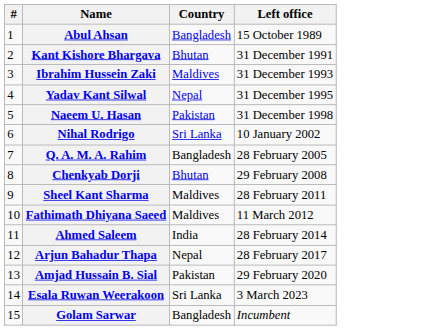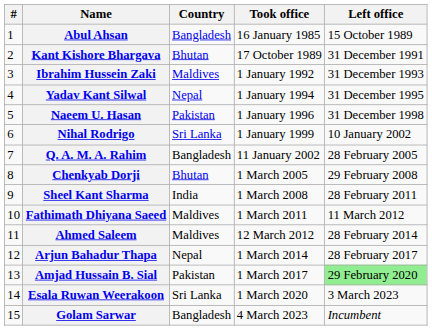+ column: (279, 14)
(196, 194) Maldives -> (185, 194) India
(185, 235) India -> (196, 235) Maldives
(282, 275) no background -> (373, 275) lightgreen background
